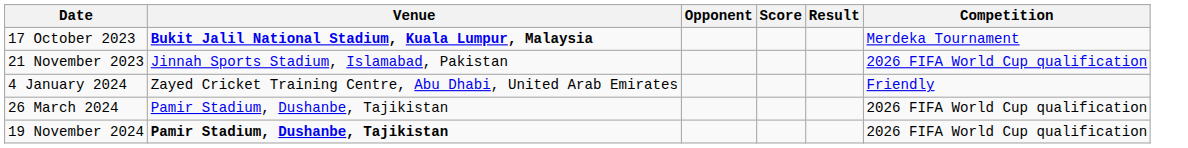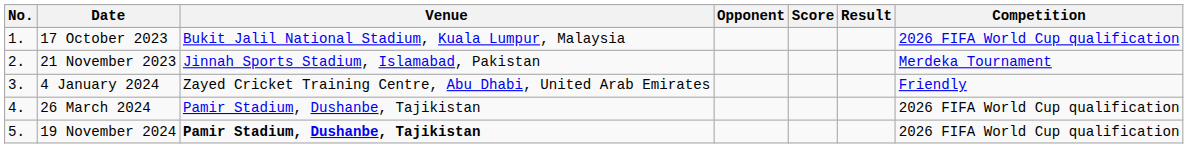+ column: (21, 16)
(372, 39) bold -> (404, 39) normal
(943, 39) Merdeka Tournament -> (1039, 39) 2026 FIFA World Cup qualification
(1007, 62) 2026 FIFA World Cup qualification -> (975, 62) Merdeka Tournament
